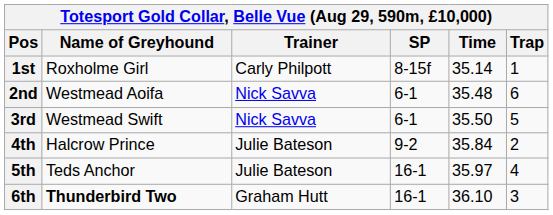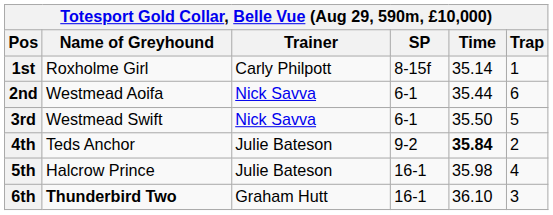(472, 94) 35.48 -> (472, 94) 35.44
(100, 145) Halcrow Prince -> (90, 145) Teds Anchor
(472, 145) normal -> (472, 145) bold
(90, 171) Teds Anchor -> (100, 171) Halcrow Prince
(472, 171) 35.97 -> (472, 171) 35.98
